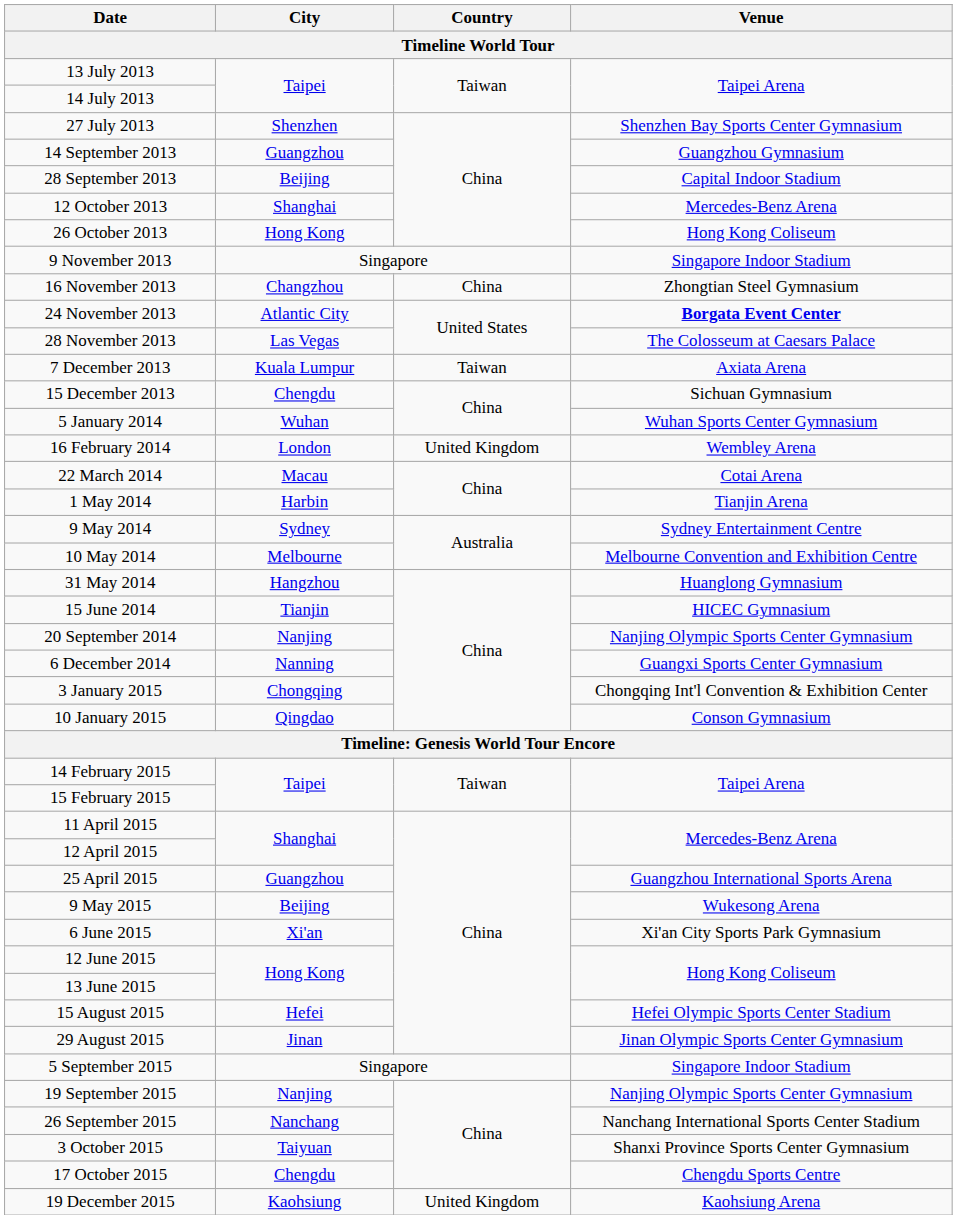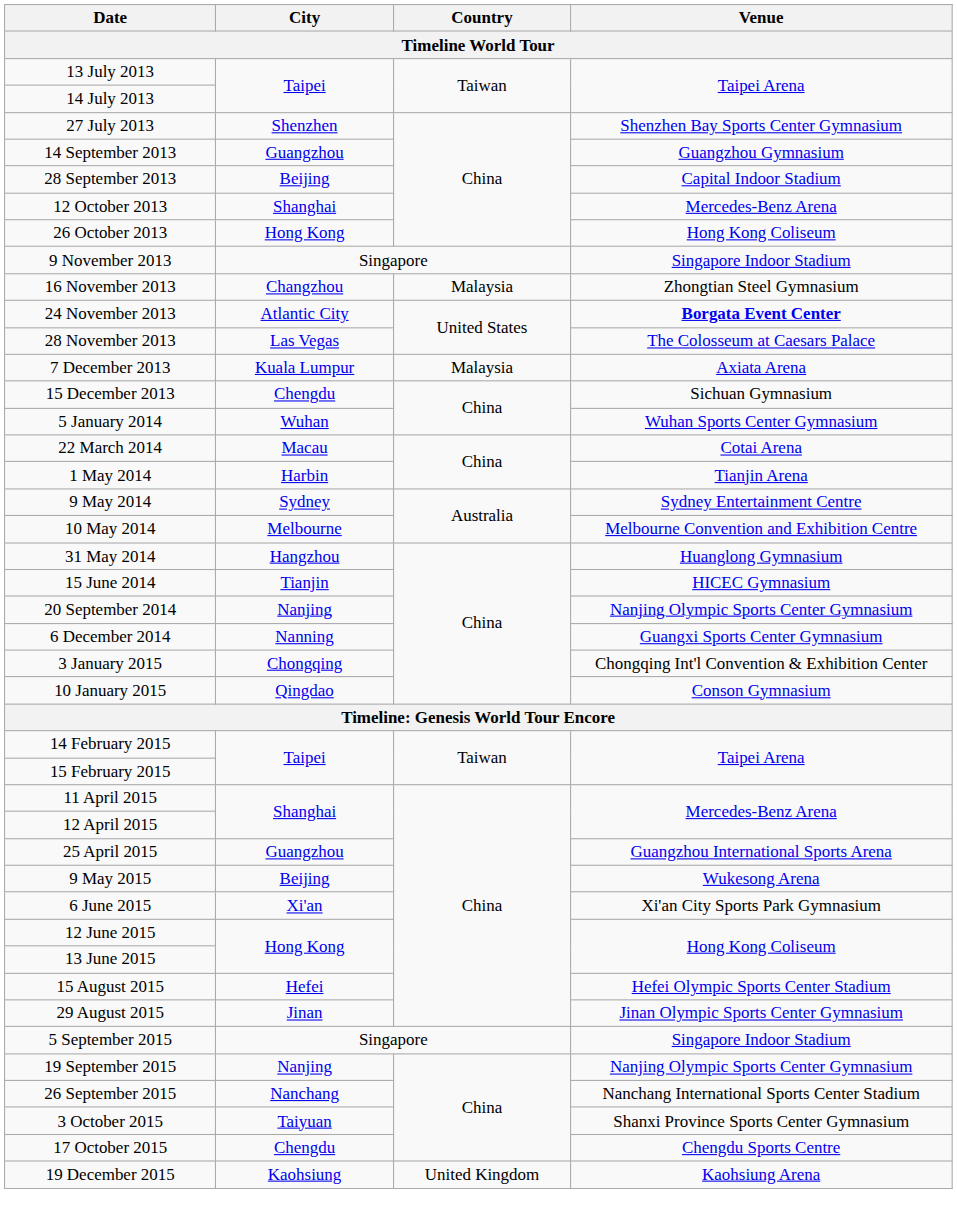(482, 286) China -> (482, 286) Malaysia
(482, 367) Taiwan -> (482, 367) Malaysia
- row: (110, 448)
